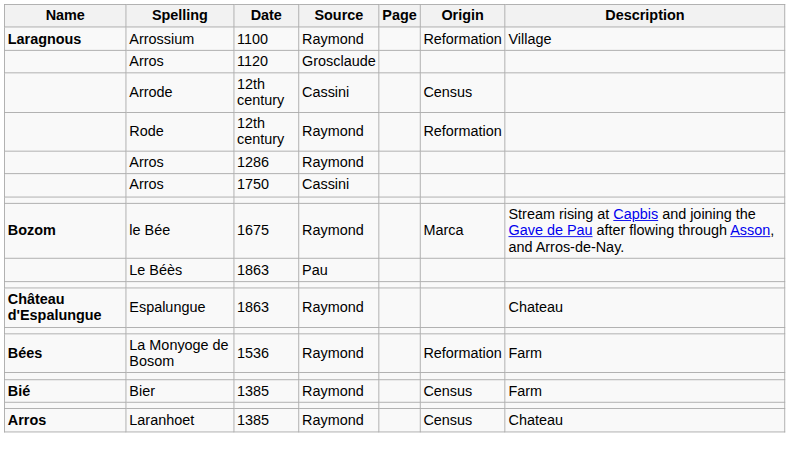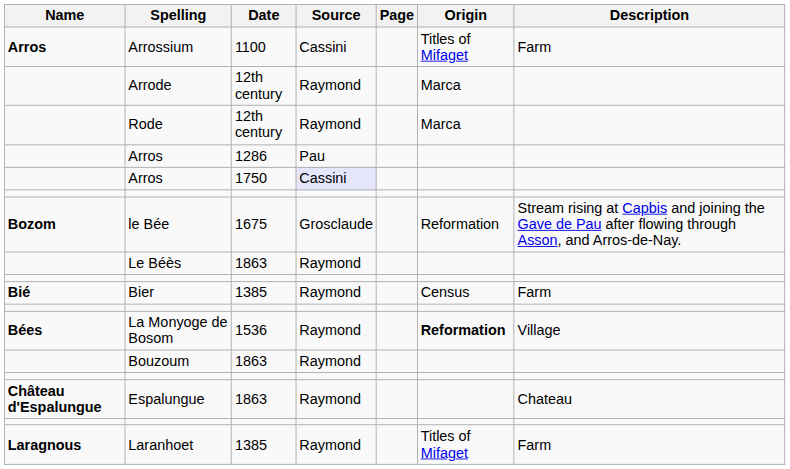(45, 38) Laragnous -> (27, 46) Arros
(333, 38) Raymond -> (323, 46) Cassini
(463, 38) Reformation -> (446, 46) Titles of Mifaget
(530, 38) Village -> (534, 46) Farm
- row: (147, 61)
(326, 92) Cassini -> (330, 85) Raymond
(448, 92) Census -> (441, 85) Marca
(463, 131) Reformation -> (441, 124) Marca
(333, 162) Raymond -> (312, 155) Pau
(326, 185) no background -> (323, 178) lavender background
(333, 231) Raymond -> (336, 224) Grosclaude
(443, 231) Marca -> (460, 224) Reformation
(315, 270) Pau -> (330, 263) Raymond
rows swapped: (142, 390) <-> (167, 307)
(463, 353) normal -> (463, 330) bold
(525, 353) Farm -> (539, 330) Village
+ row: (159, 361)
(27, 420) Arros -> (45, 444) Laragnous
(448, 420) Census -> (446, 444) Titles of Mifaget
(536, 420) Chateau -> (534, 444) Farm
